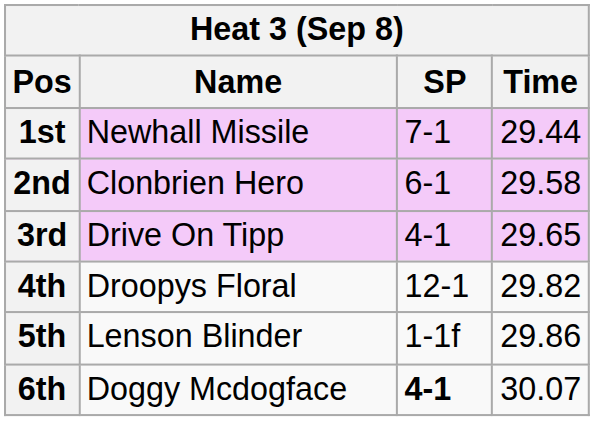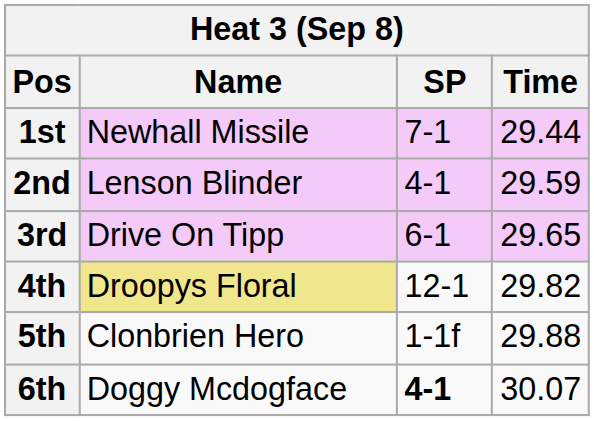(195, 183) Clonbrien Hero -> (194, 183) Lenson Blinder
(428, 183) 6-1 -> (428, 183) 4-1
(541, 183) 29.58 -> (541, 183) 29.59
(428, 235) 4-1 -> (428, 235) 6-1
(192, 286) no background -> (192, 286) khaki background
(194, 337) Lenson Blinder -> (195, 337) Clonbrien Hero
(541, 337) 29.86 -> (541, 337) 29.88
